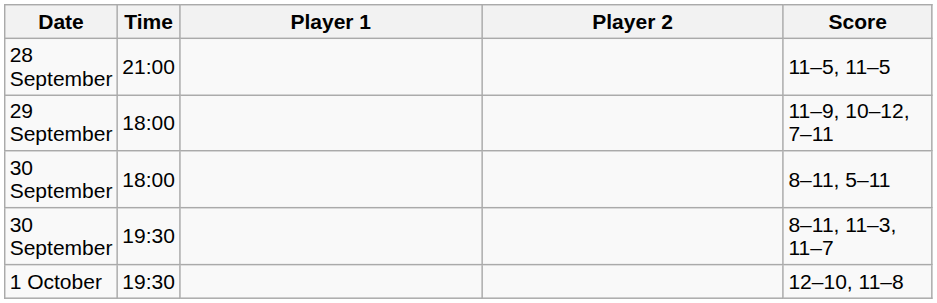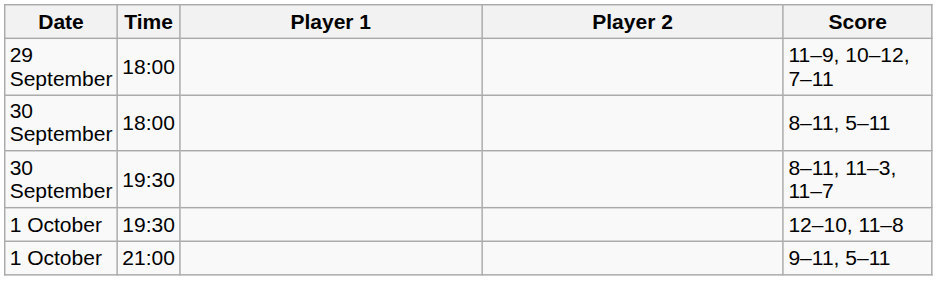- row: (61, 67)
+ row: (56, 258)
